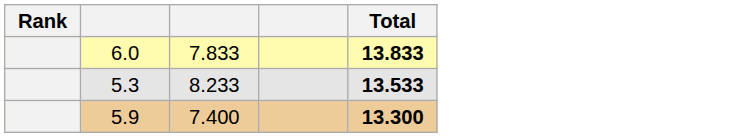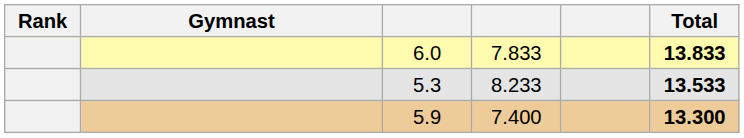+ column: (232, 21)
